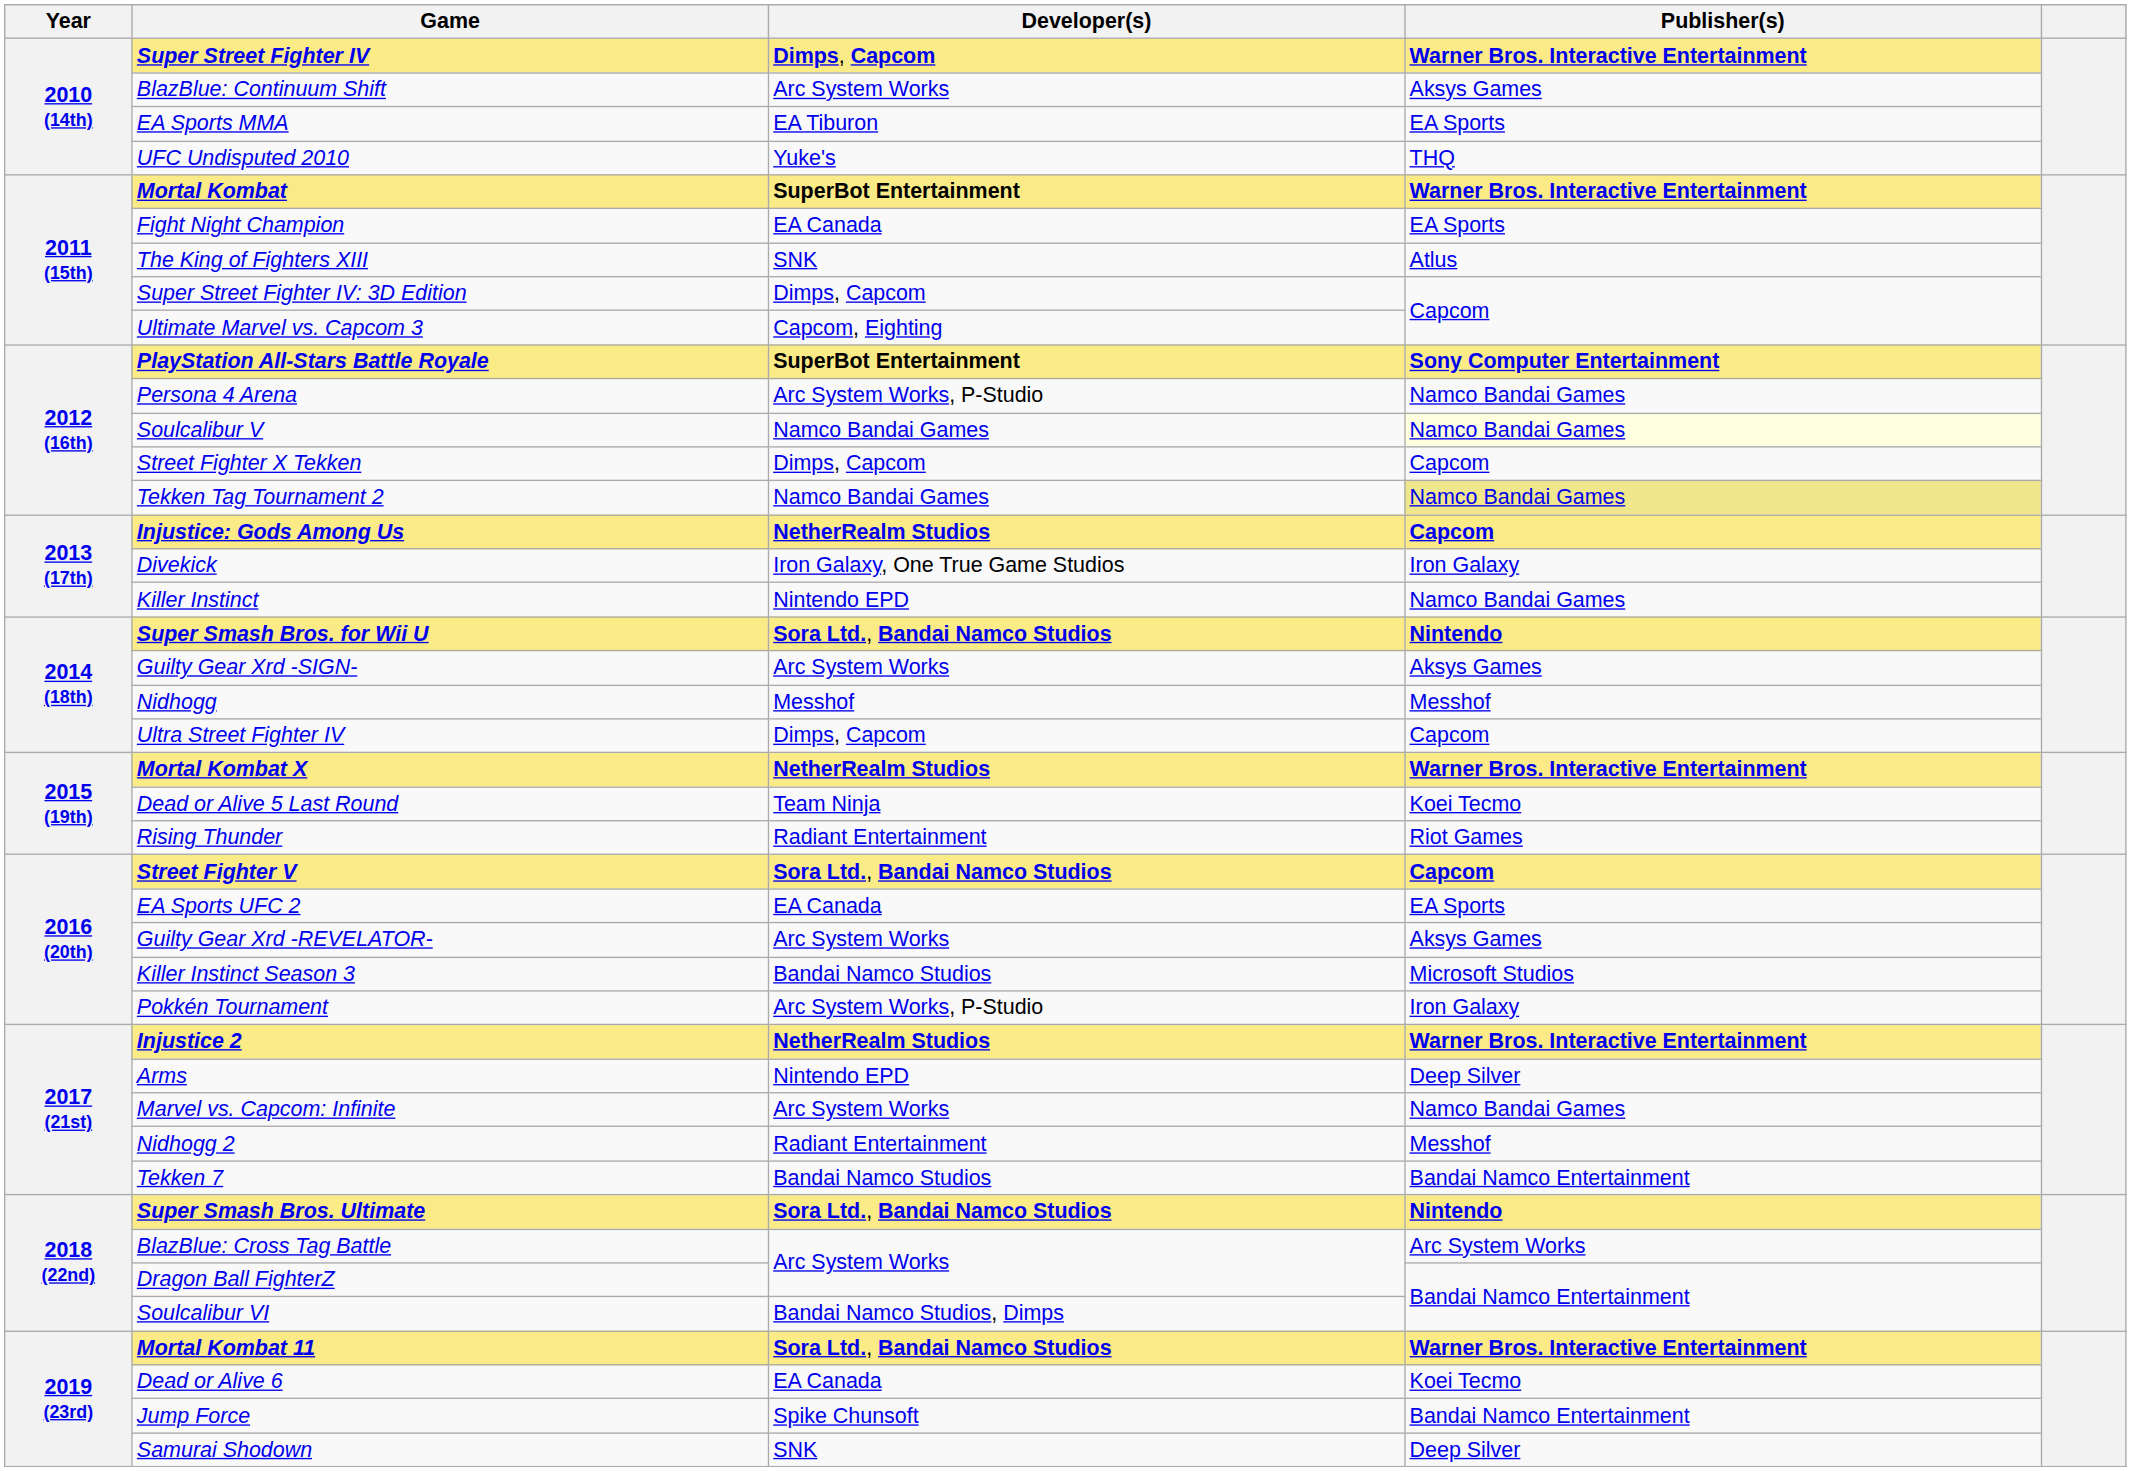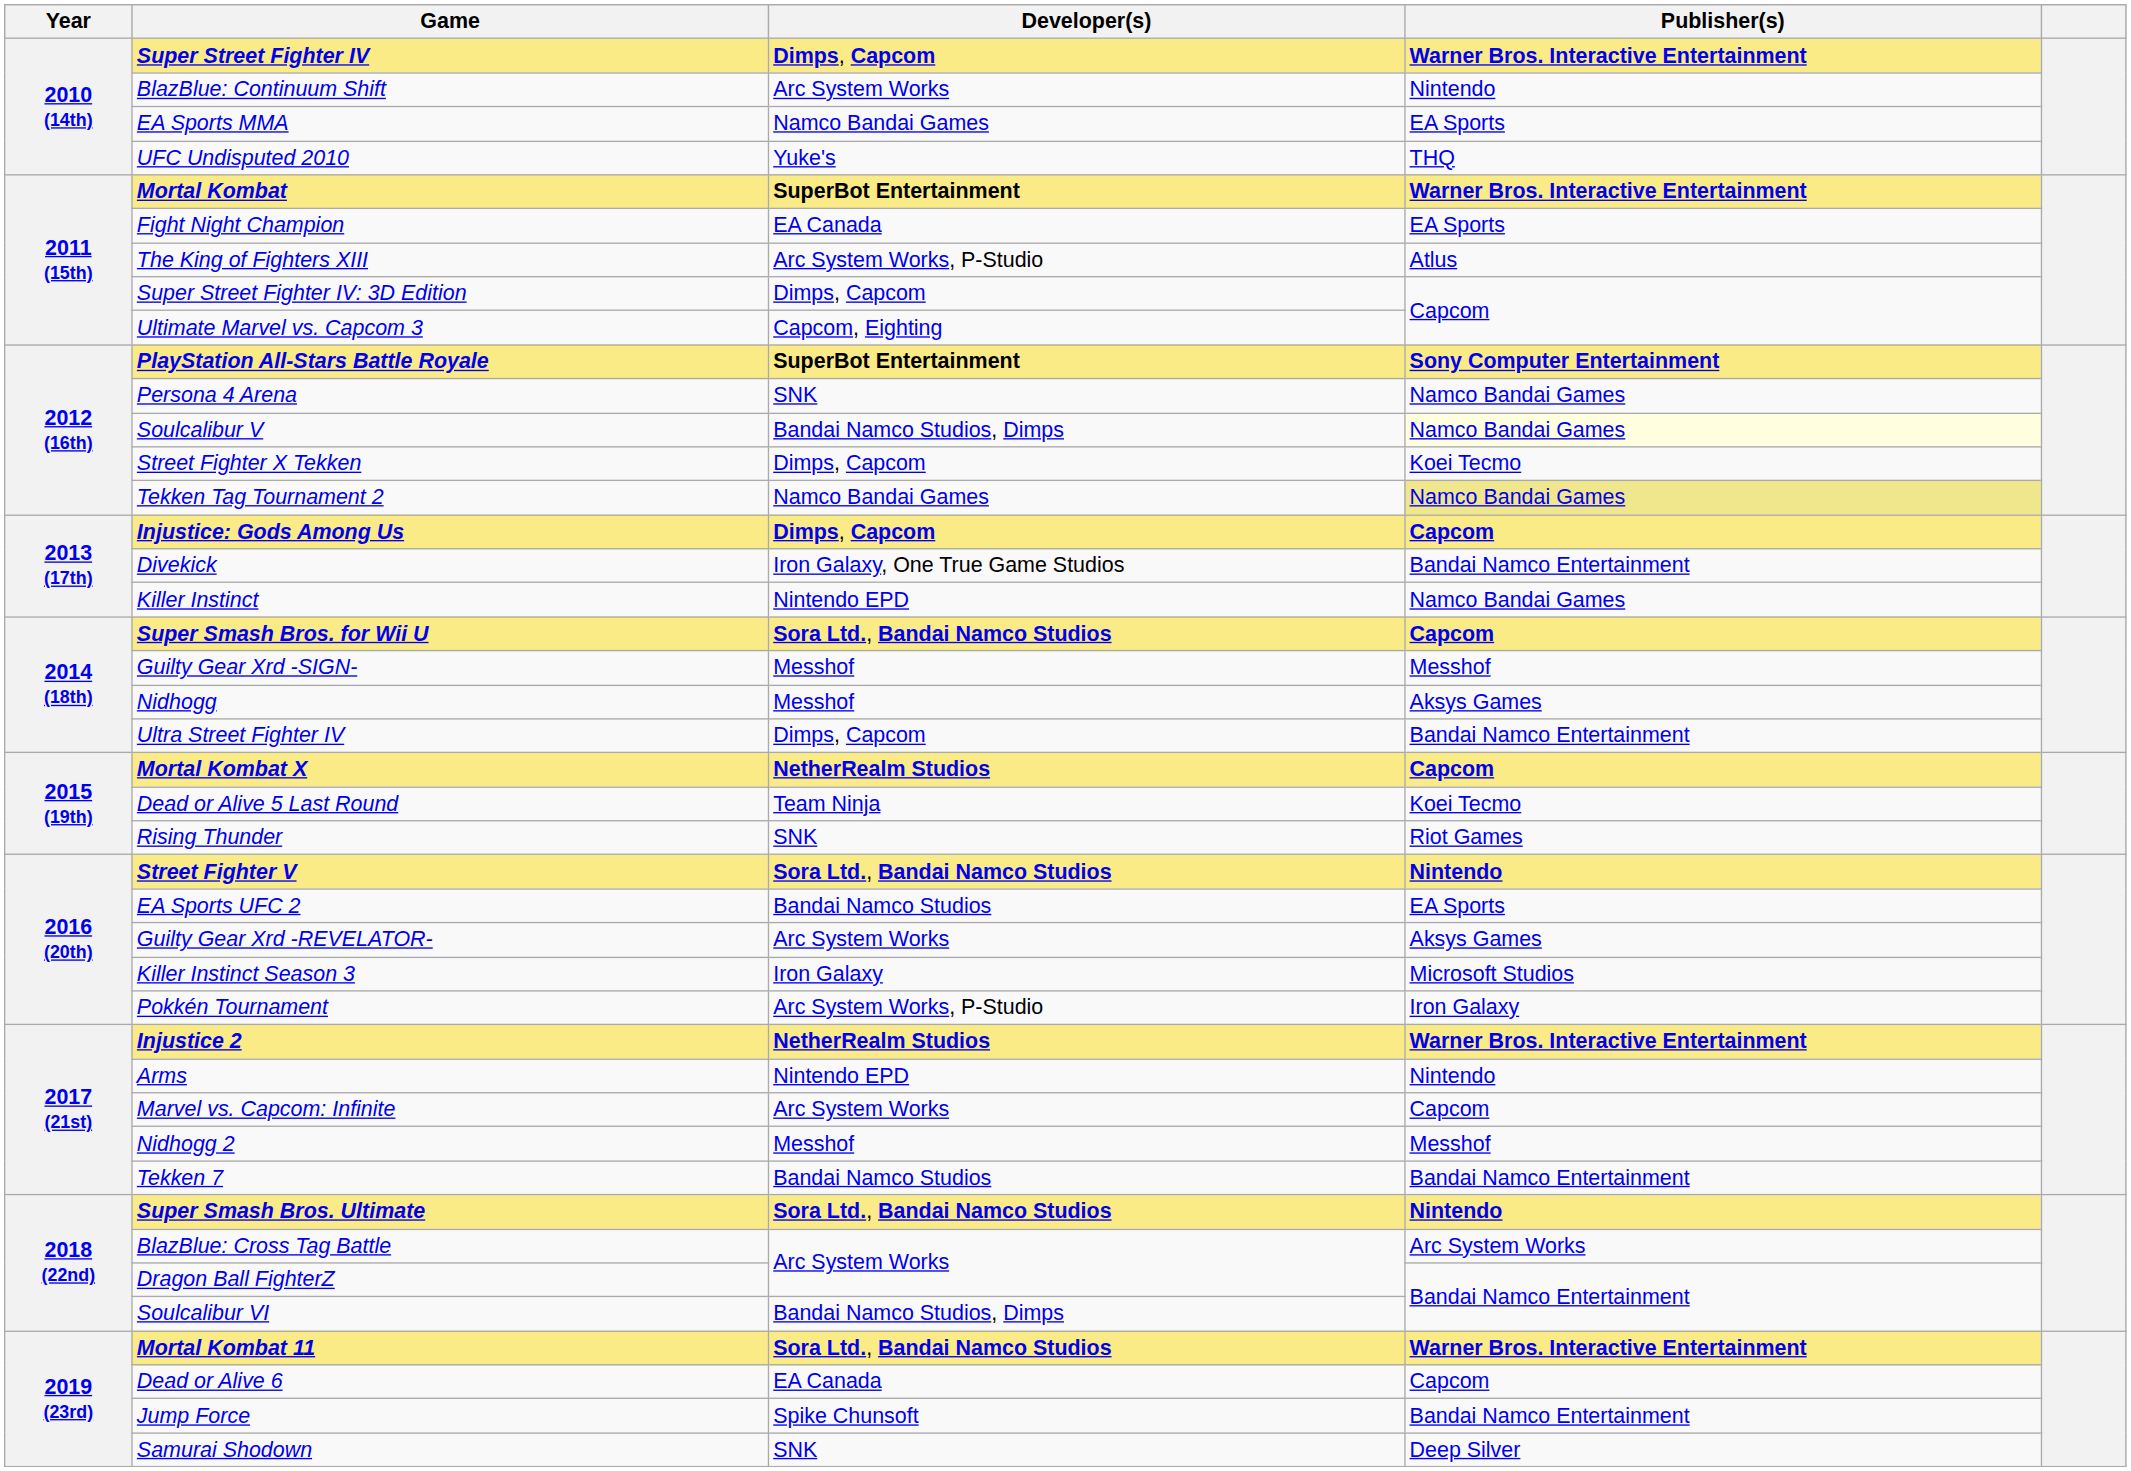(1476, 89) Aksys Games -> (1452, 89) Nintendo
(826, 123) EA Tiburon -> (881, 123) Namco Bandai Games
(795, 259) SNK -> (908, 259) Arc System Works, P-Studio
(908, 395) Arc System Works, P-Studio -> (795, 395) SNK
(881, 429) Namco Bandai Games -> (919, 429) Bandai Namco Studios, Dimps
(1449, 463) Capcom -> (1465, 463) Koei Tecmo
(882, 531) NetherRealm Studios -> (854, 531) Dimps, Capcom
(1464, 565) Iron Galaxy -> (1550, 565) Bandai Namco Entertainment
(1456, 633) Nintendo -> (1452, 633) Capcom
(861, 667) Arc System Works -> (814, 667) Messhof
(1476, 667) Aksys Games -> (1450, 667) Messhof
(1450, 701) Messhof -> (1476, 701) Aksys Games
(1449, 735) Capcom -> (1550, 735) Bandai Namco Entertainment
(1608, 769) Warner Bros. Interactive Entertainment -> (1452, 769) Capcom
(880, 837) Radiant Entertainment -> (795, 837) SNK
(1452, 871) Capcom -> (1456, 871) Nintendo
(827, 905) EA Canada -> (882, 905) Bandai Namco Studios
(882, 973) Bandai Namco Studios -> (828, 973) Iron Galaxy
(1465, 1075) Deep Silver -> (1452, 1075) Nintendo
(1517, 1109) Namco Bandai Games -> (1449, 1109) Capcom
(880, 1143) Radiant Entertainment -> (814, 1143) Messhof
(1465, 1381) Koei Tecmo -> (1449, 1381) Capcom
